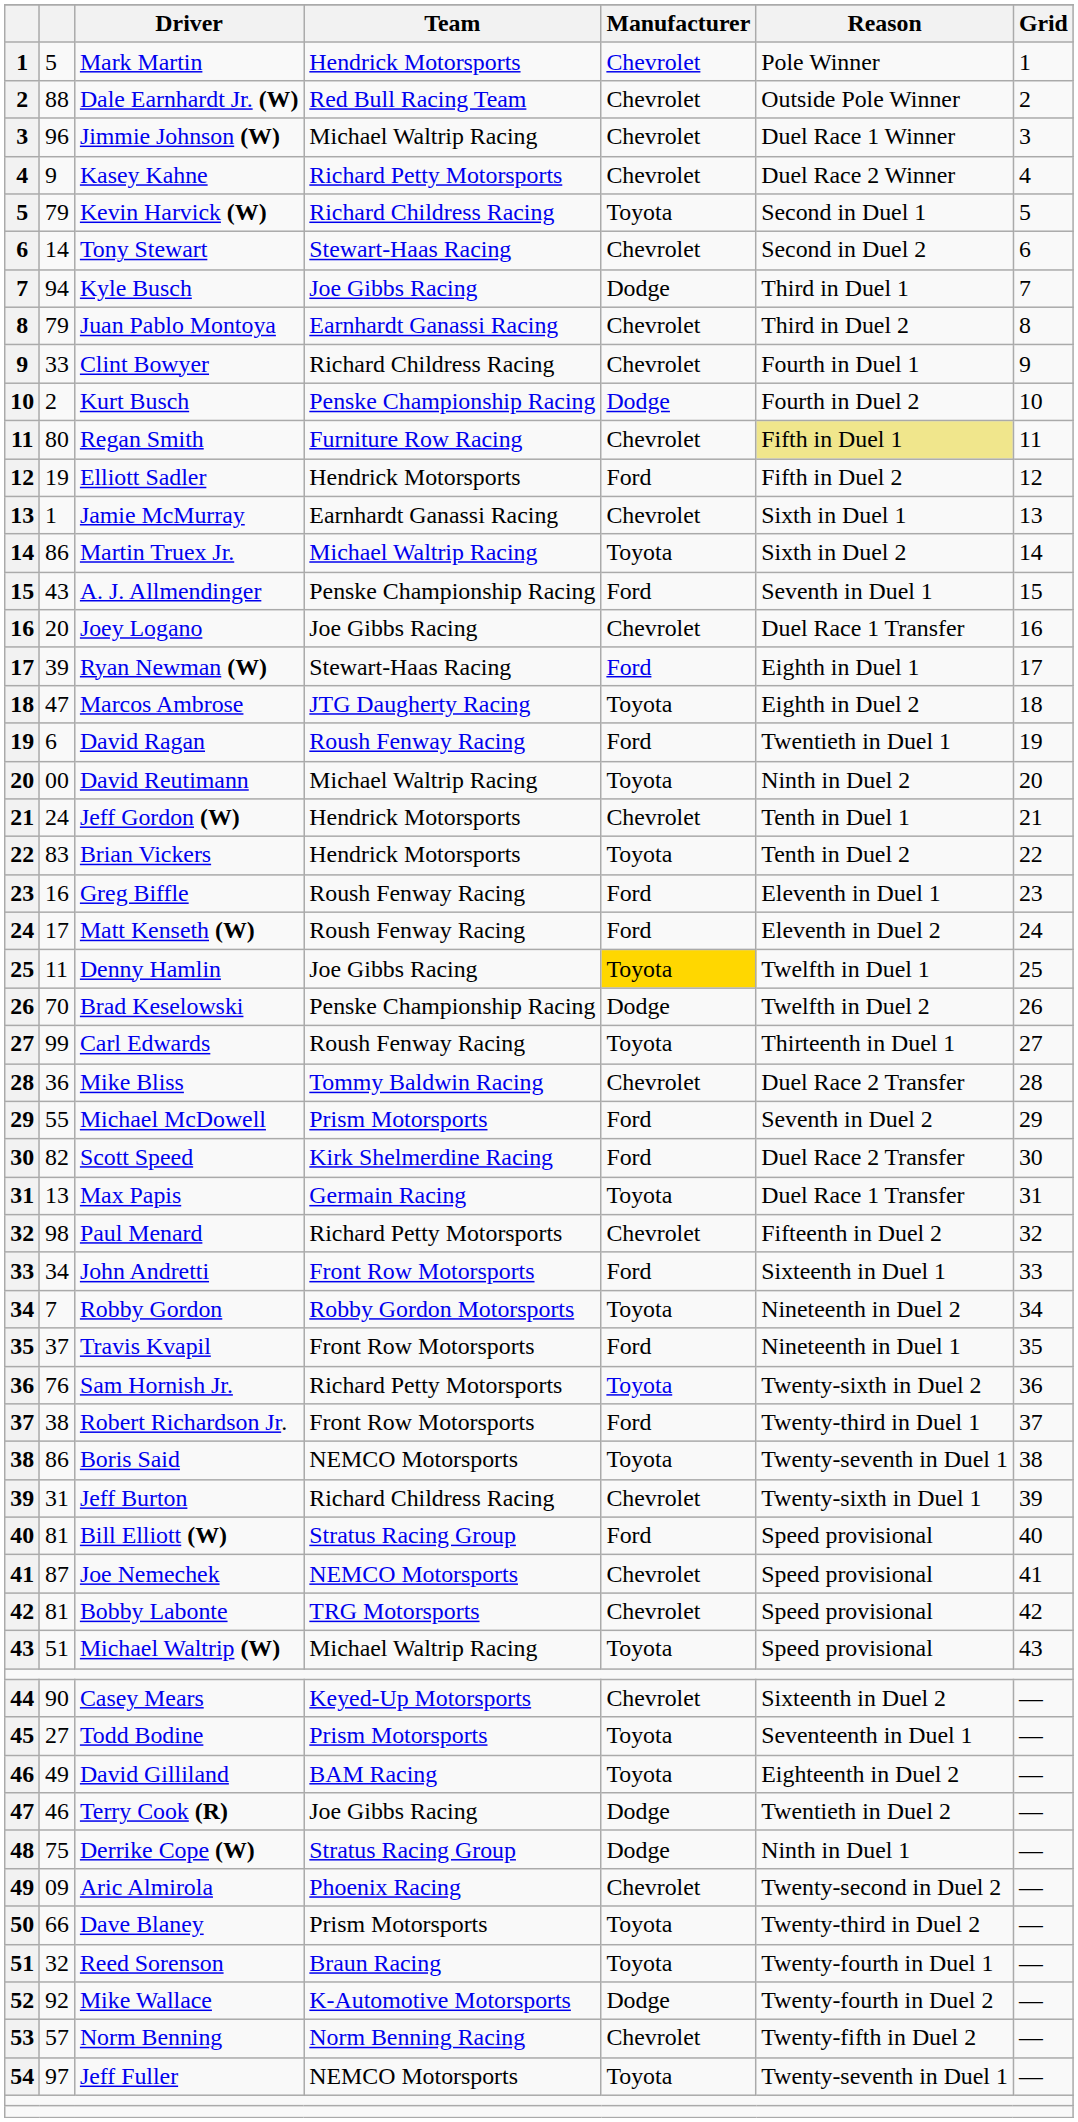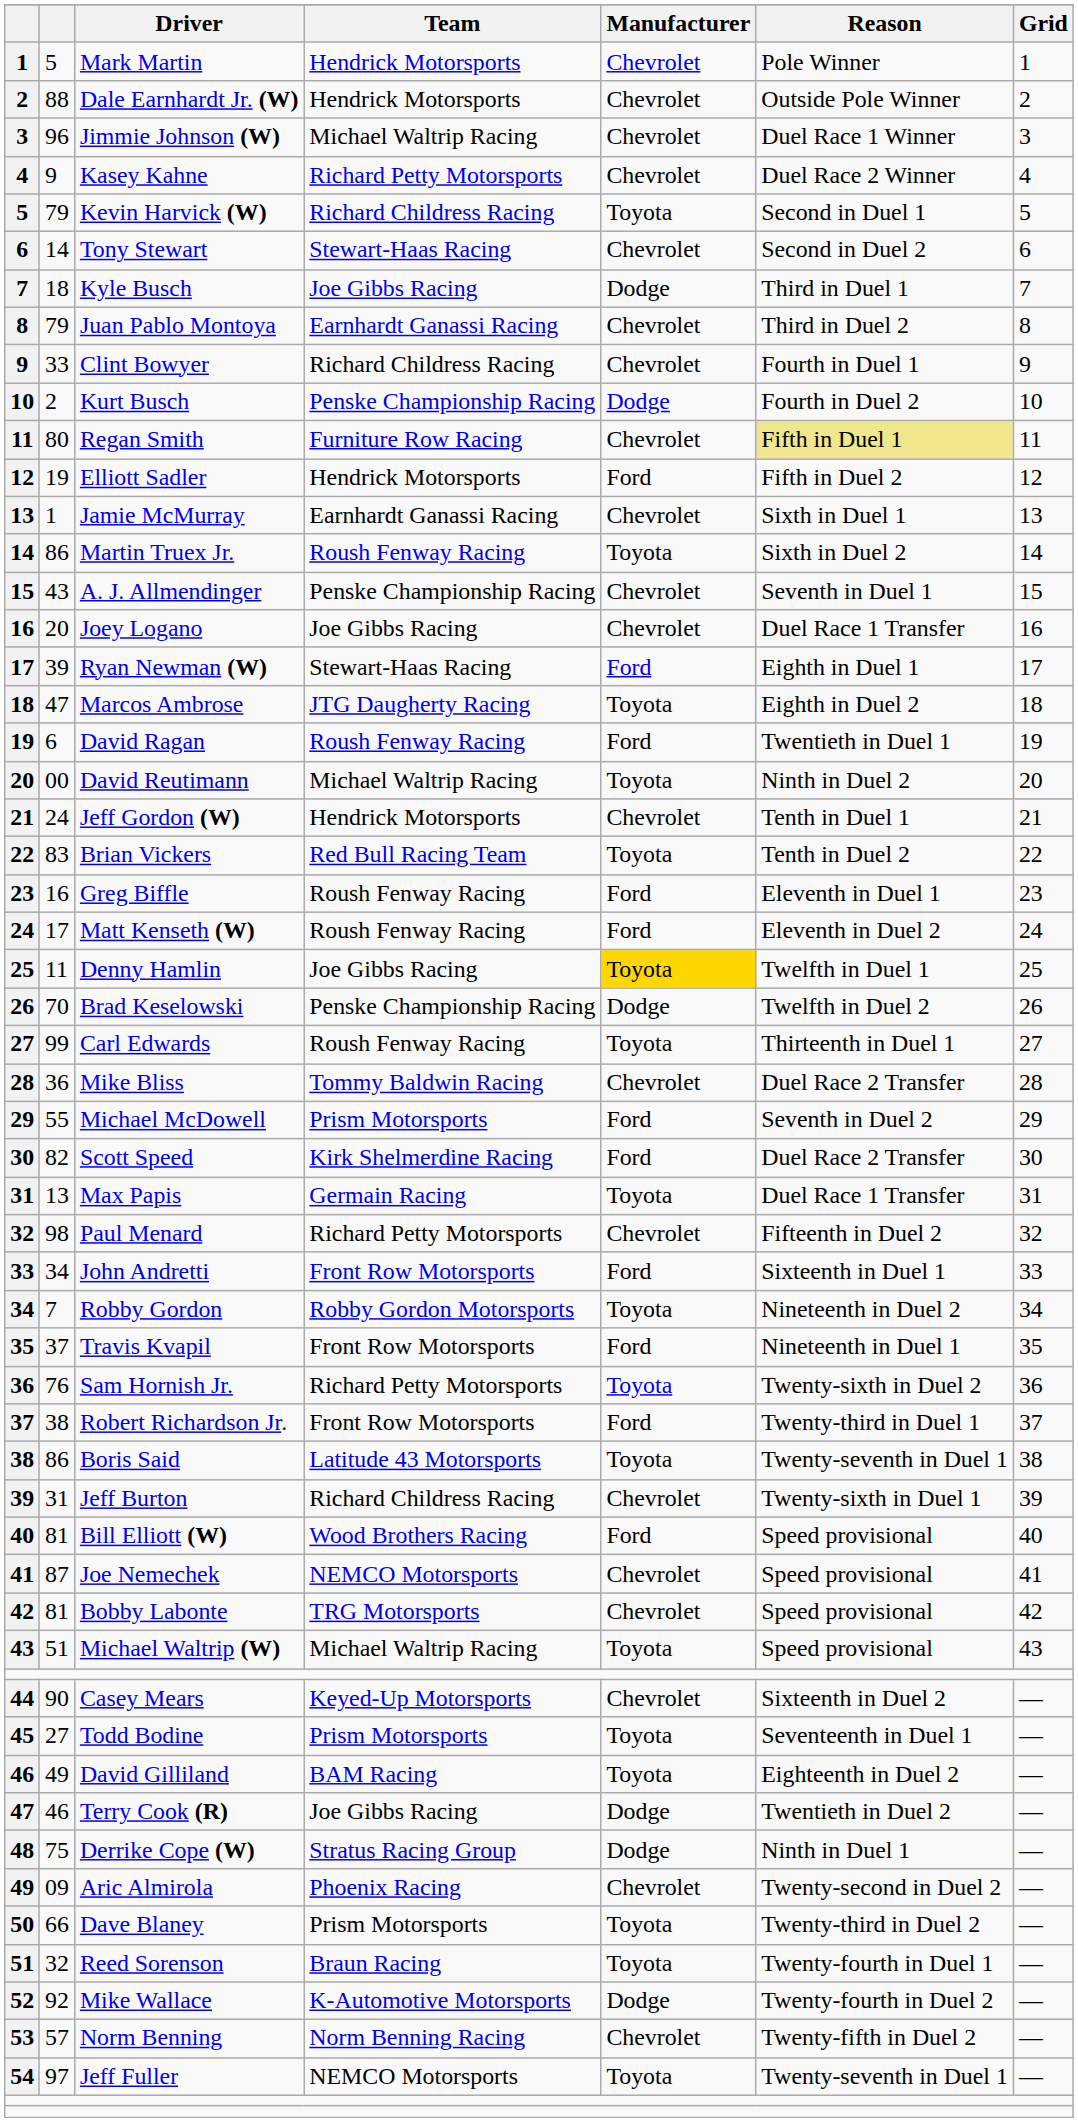(418, 99) Red Bull Racing Team -> (415, 99) Hendrick Motorsports
(57, 288) 94 -> (57, 288) 18
(423, 552) Michael Waltrip Racing -> (417, 552) Roush Fenway Racing
(629, 590) Ford -> (653, 590) Chevrolet
(415, 855) Hendrick Motorsports -> (418, 855) Red Bull Racing Team
(414, 1460) NEMCO Motorsports -> (425, 1460) Latitude 43 Motorsports
(413, 1535) Stratus Racing Group -> (418, 1535) Wood Brothers Racing
